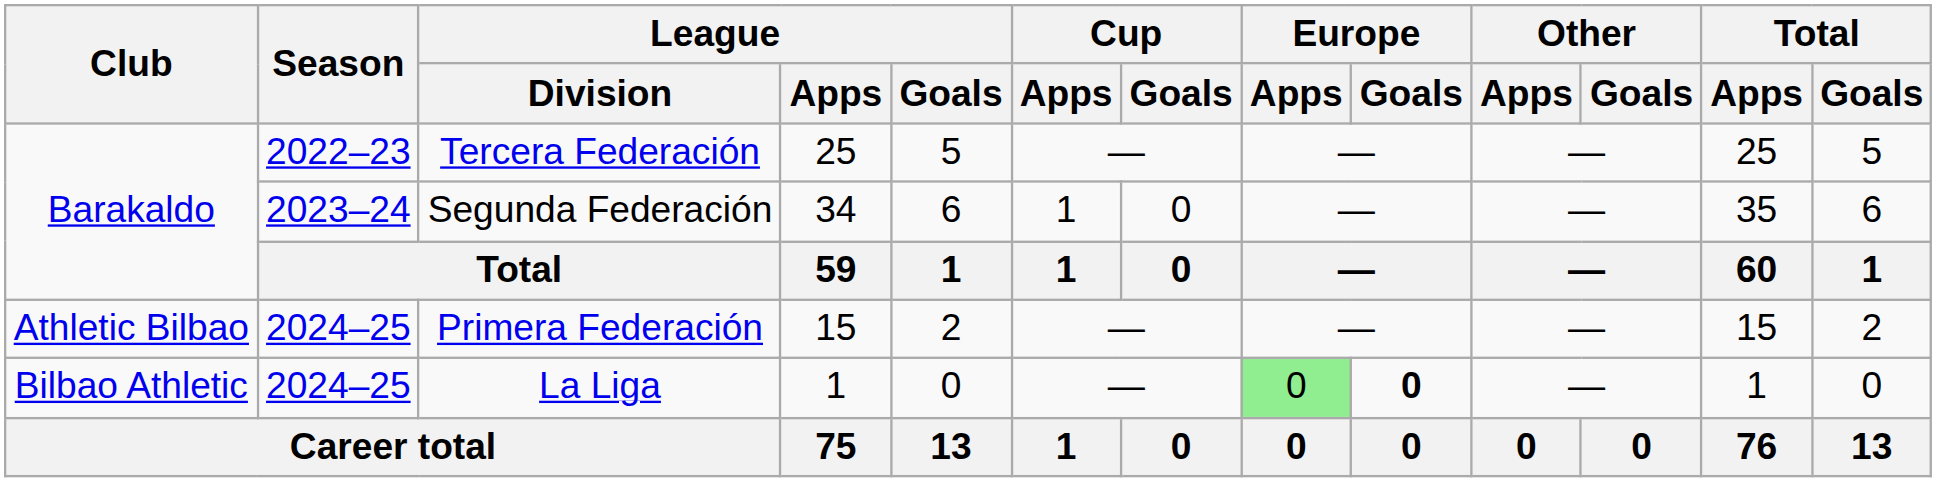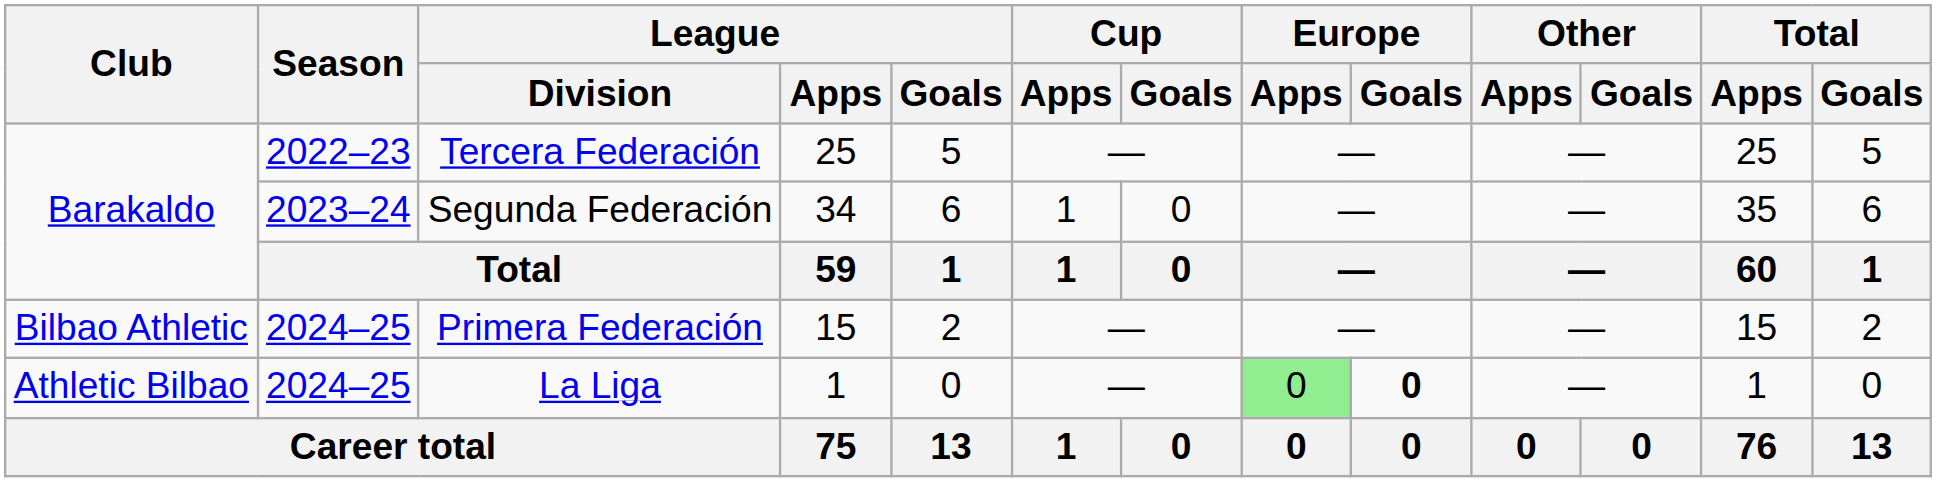(131, 328) Athletic Bilbao -> (131, 328) Bilbao Athletic
(131, 387) Bilbao Athletic -> (131, 387) Athletic Bilbao
